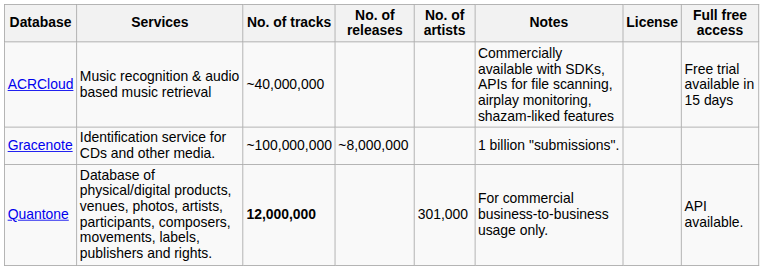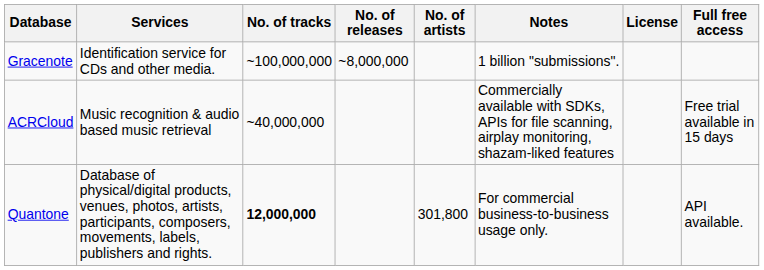rows swapped: (41, 84) <-> (40, 145)
(443, 214) 301,000 -> (443, 214) 301,800
